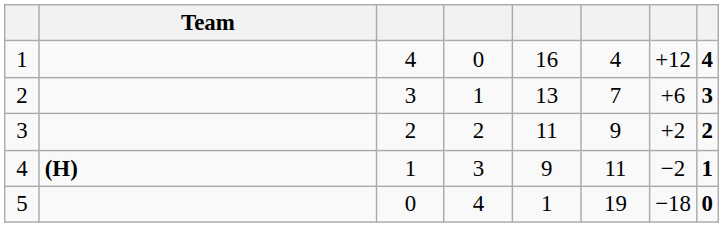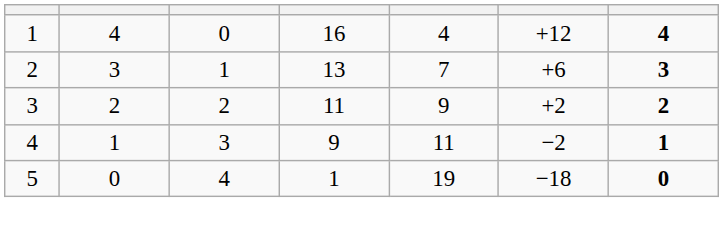- column: (208, 22)
